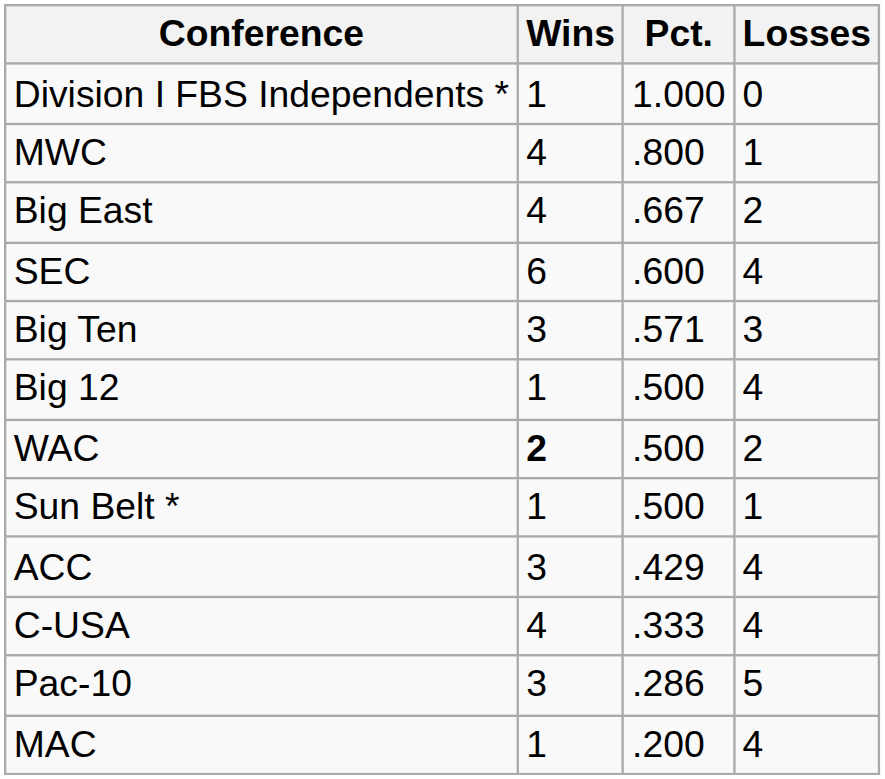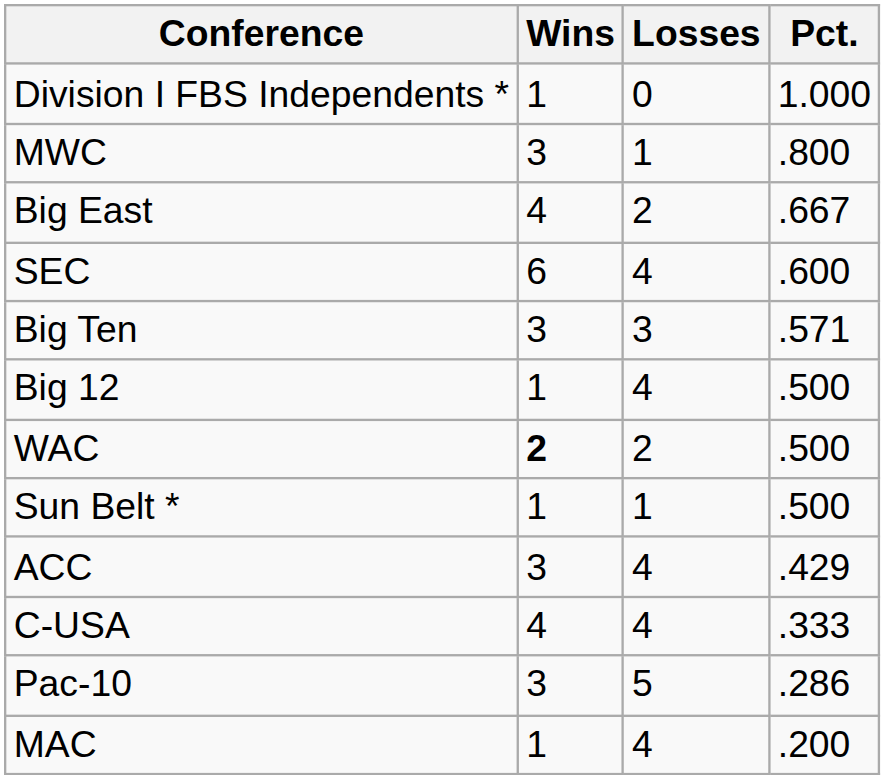columns swapped: (807, 34) <-> (679, 34)
(537, 152) 4 -> (537, 152) 3
